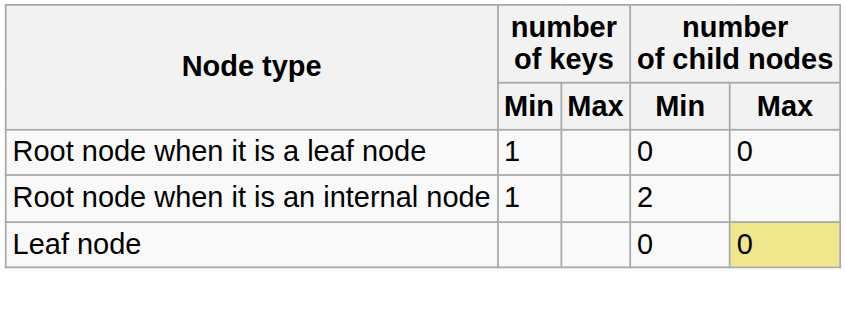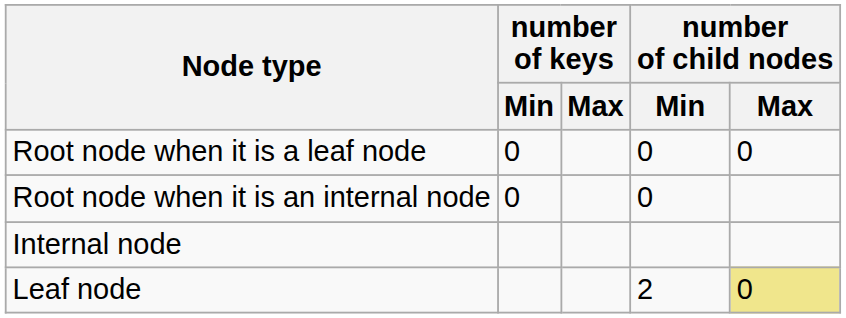(512, 151) 1 -> (512, 151) 0
(512, 197) 1 -> (512, 197) 0
(645, 197) 2 -> (645, 197) 0
+ row: (97, 243)
(645, 243) 0 -> (645, 289) 2
